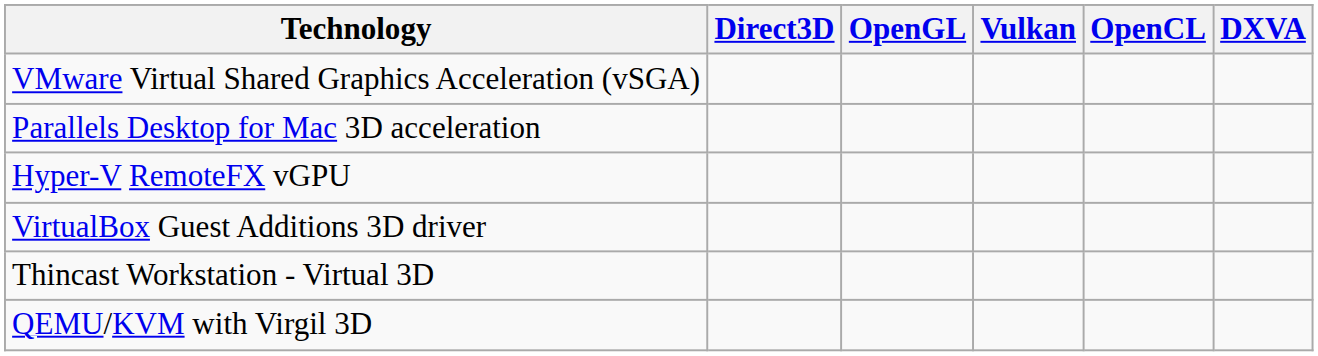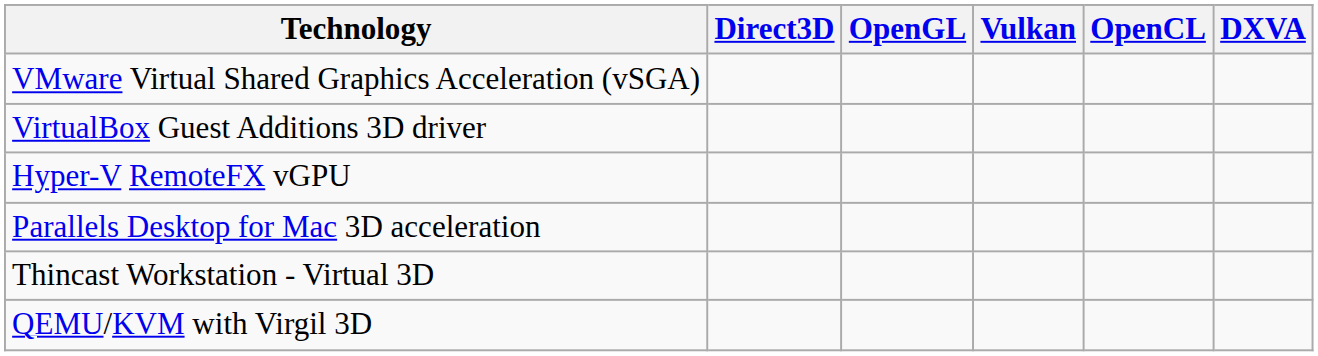rows swapped: (276, 127) <-> (249, 226)
